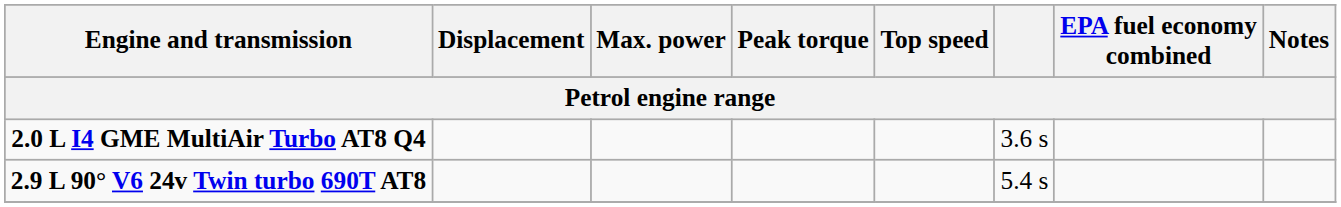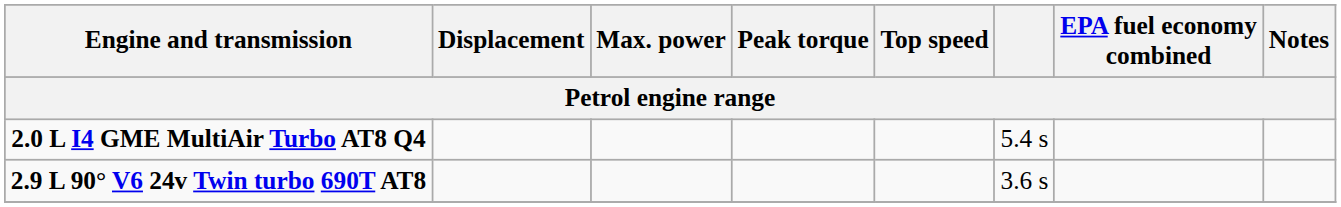(1025, 139) 3.6 s -> (1025, 139) 5.4 s
(1025, 181) 5.4 s -> (1025, 181) 3.6 s
